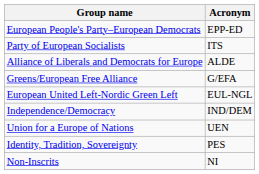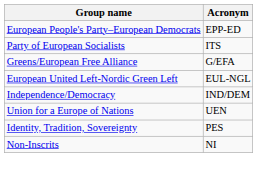- row: (105, 62)
